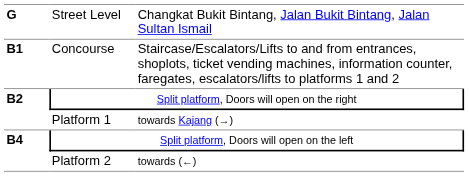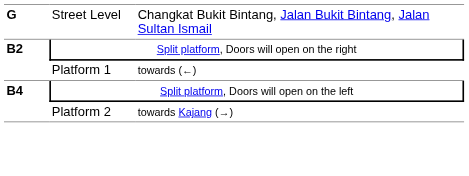- row: (83, 49)
(185, 120) towards Kajang (→) -> (167, 71) towards (←)
(167, 162) towards (←) -> (185, 112) towards Kajang (→)
